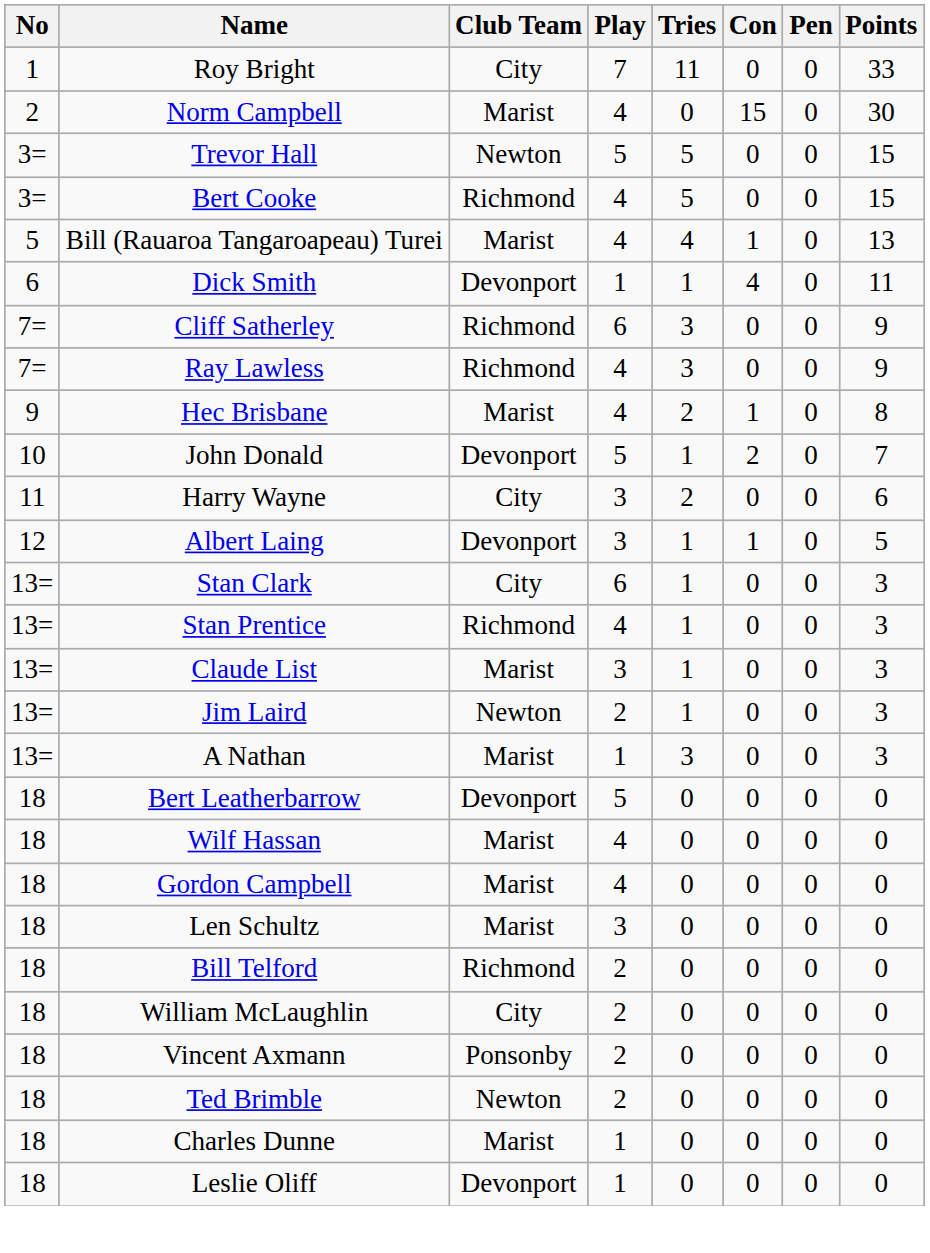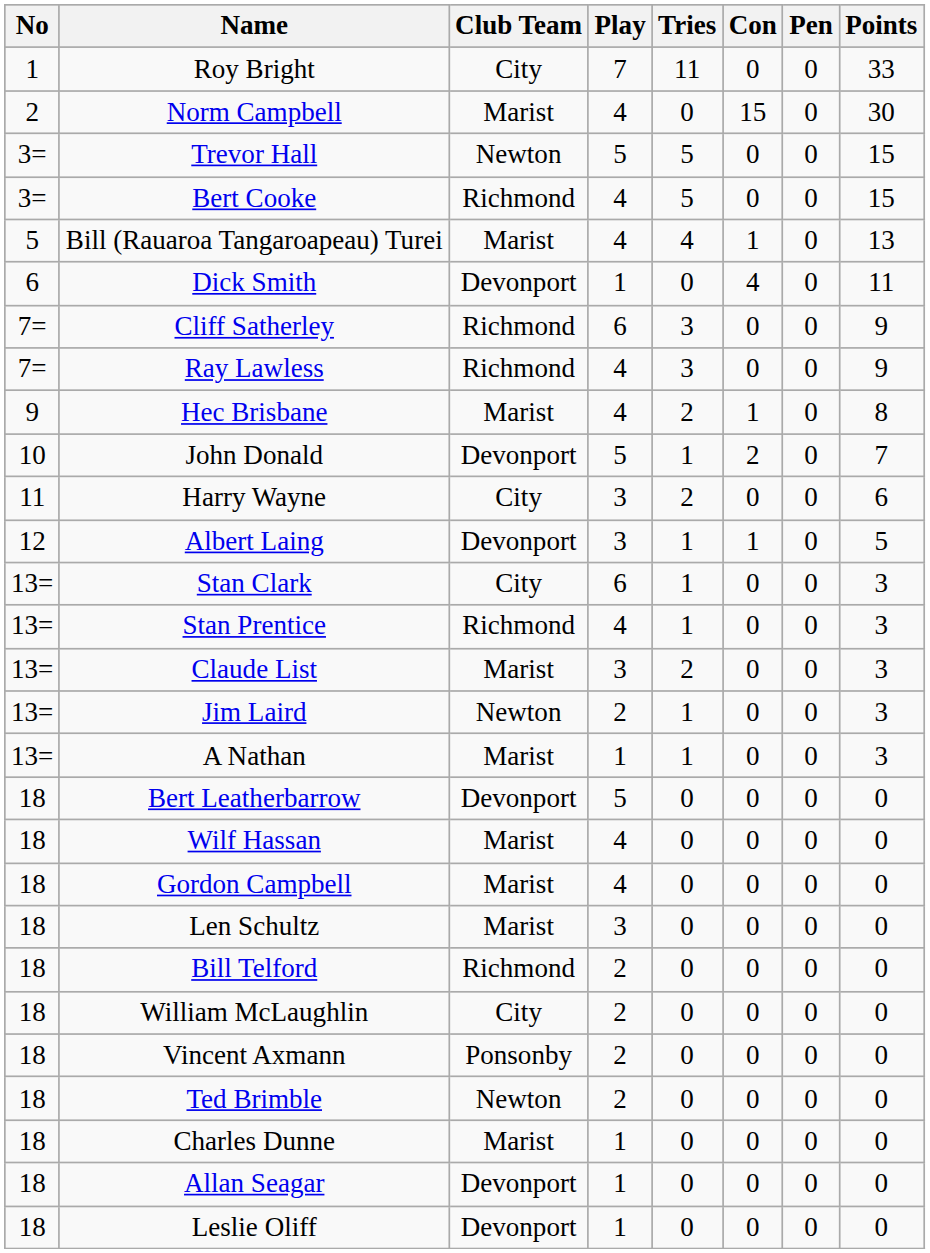(687, 283) 1 -> (687, 283) 0
(687, 669) 1 -> (687, 669) 2
(687, 754) 3 -> (687, 754) 1
+ row: (254, 1183)
